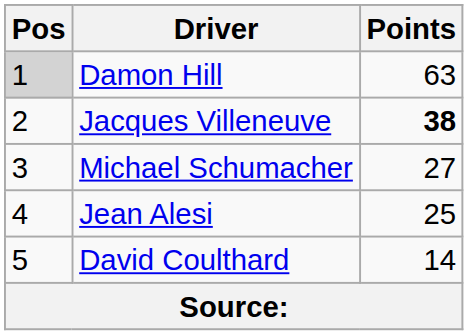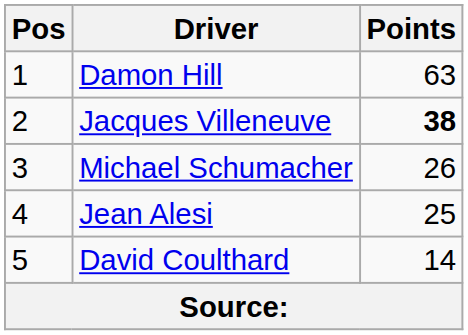(20, 75) lightgrey background -> (20, 75) no background
(440, 168) 27 -> (440, 168) 26
